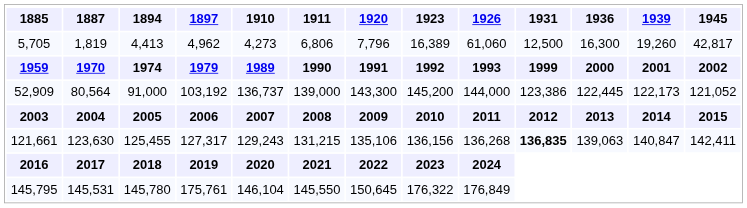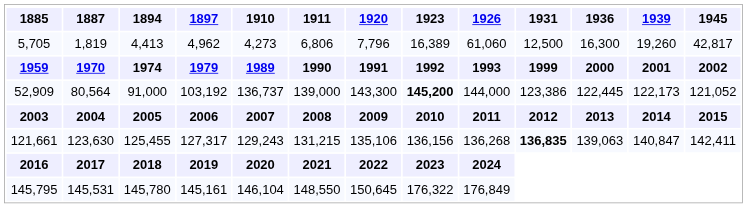(430, 92) normal -> (430, 92) bold
(204, 189) 175,761 -> (204, 189) 145,161
(317, 189) 145,550 -> (317, 189) 148,550
